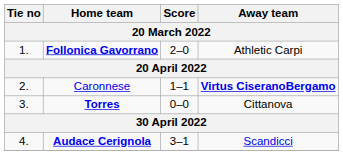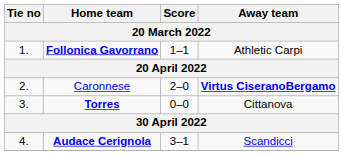(179, 50) 2–0 -> (179, 50) 1–1
(179, 86) 1–1 -> (179, 86) 2–0
